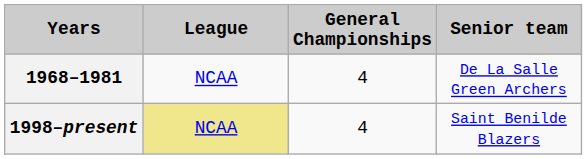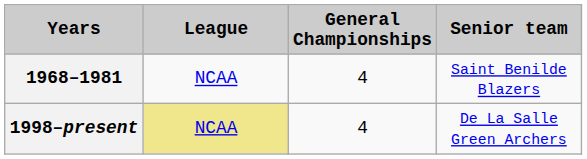(509, 80) De La Salle Green Archers -> (509, 80) Saint Benilde Blazers
(509, 129) Saint Benilde Blazers -> (509, 129) De La Salle Green Archers
